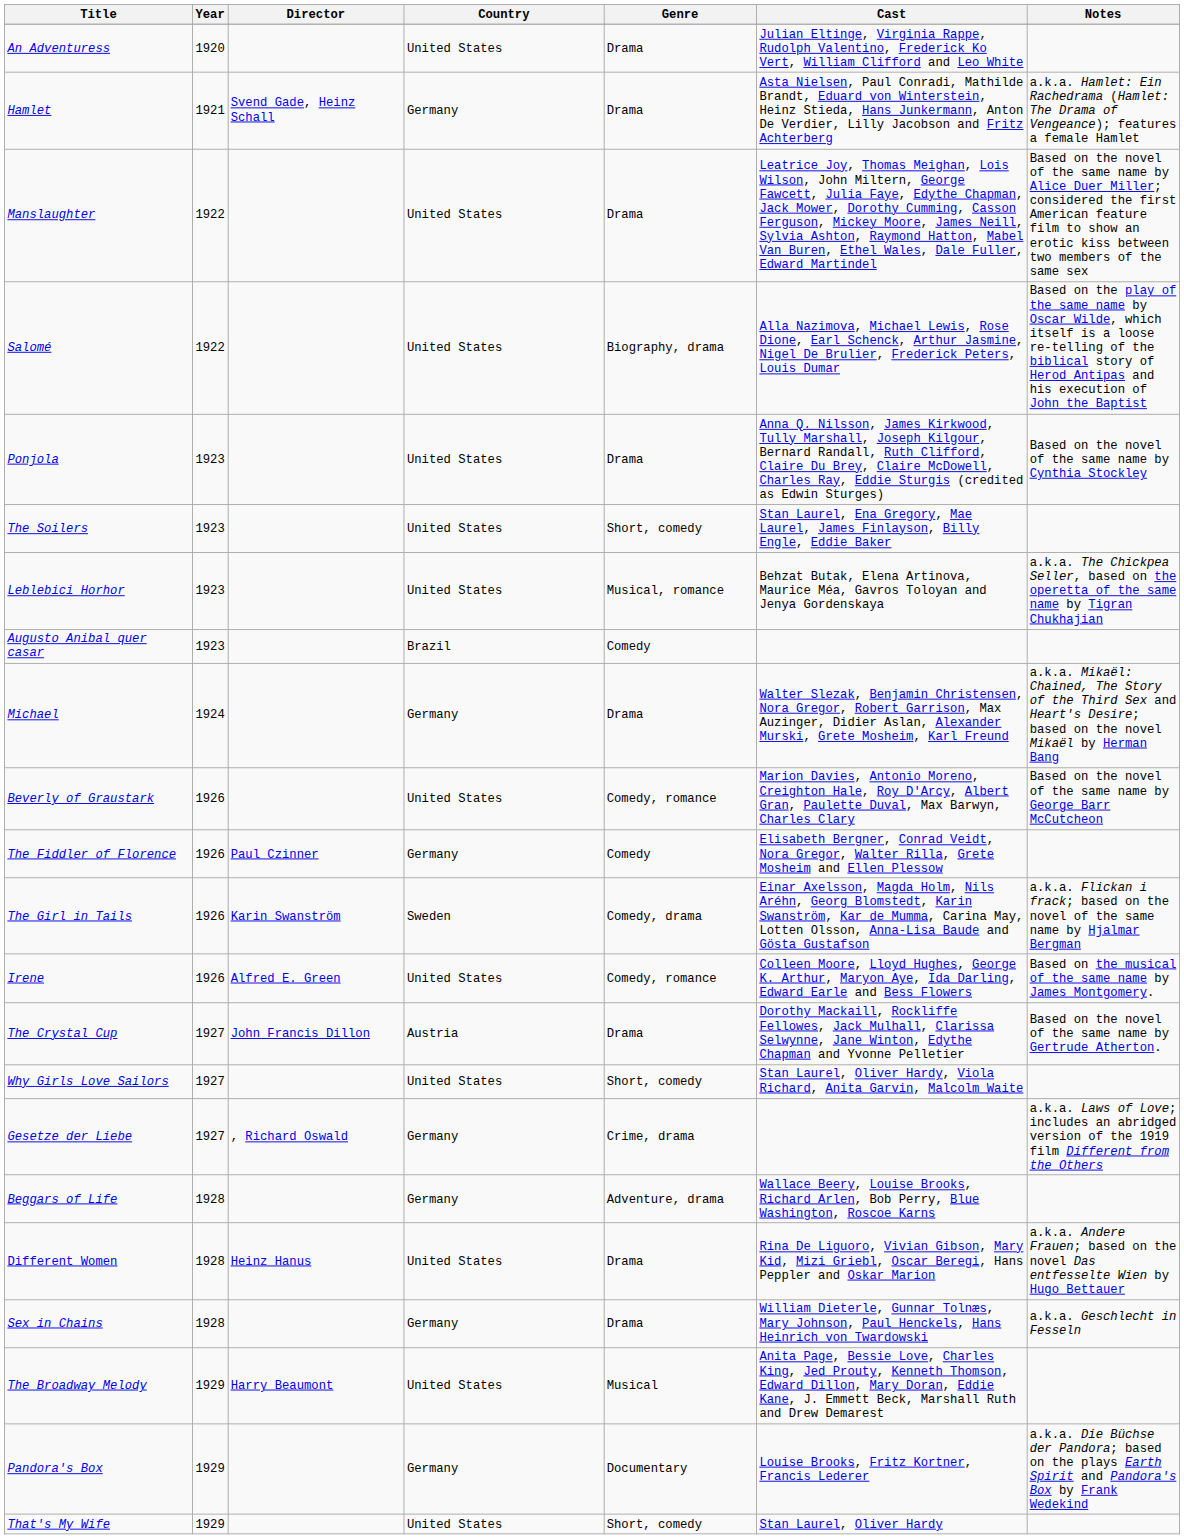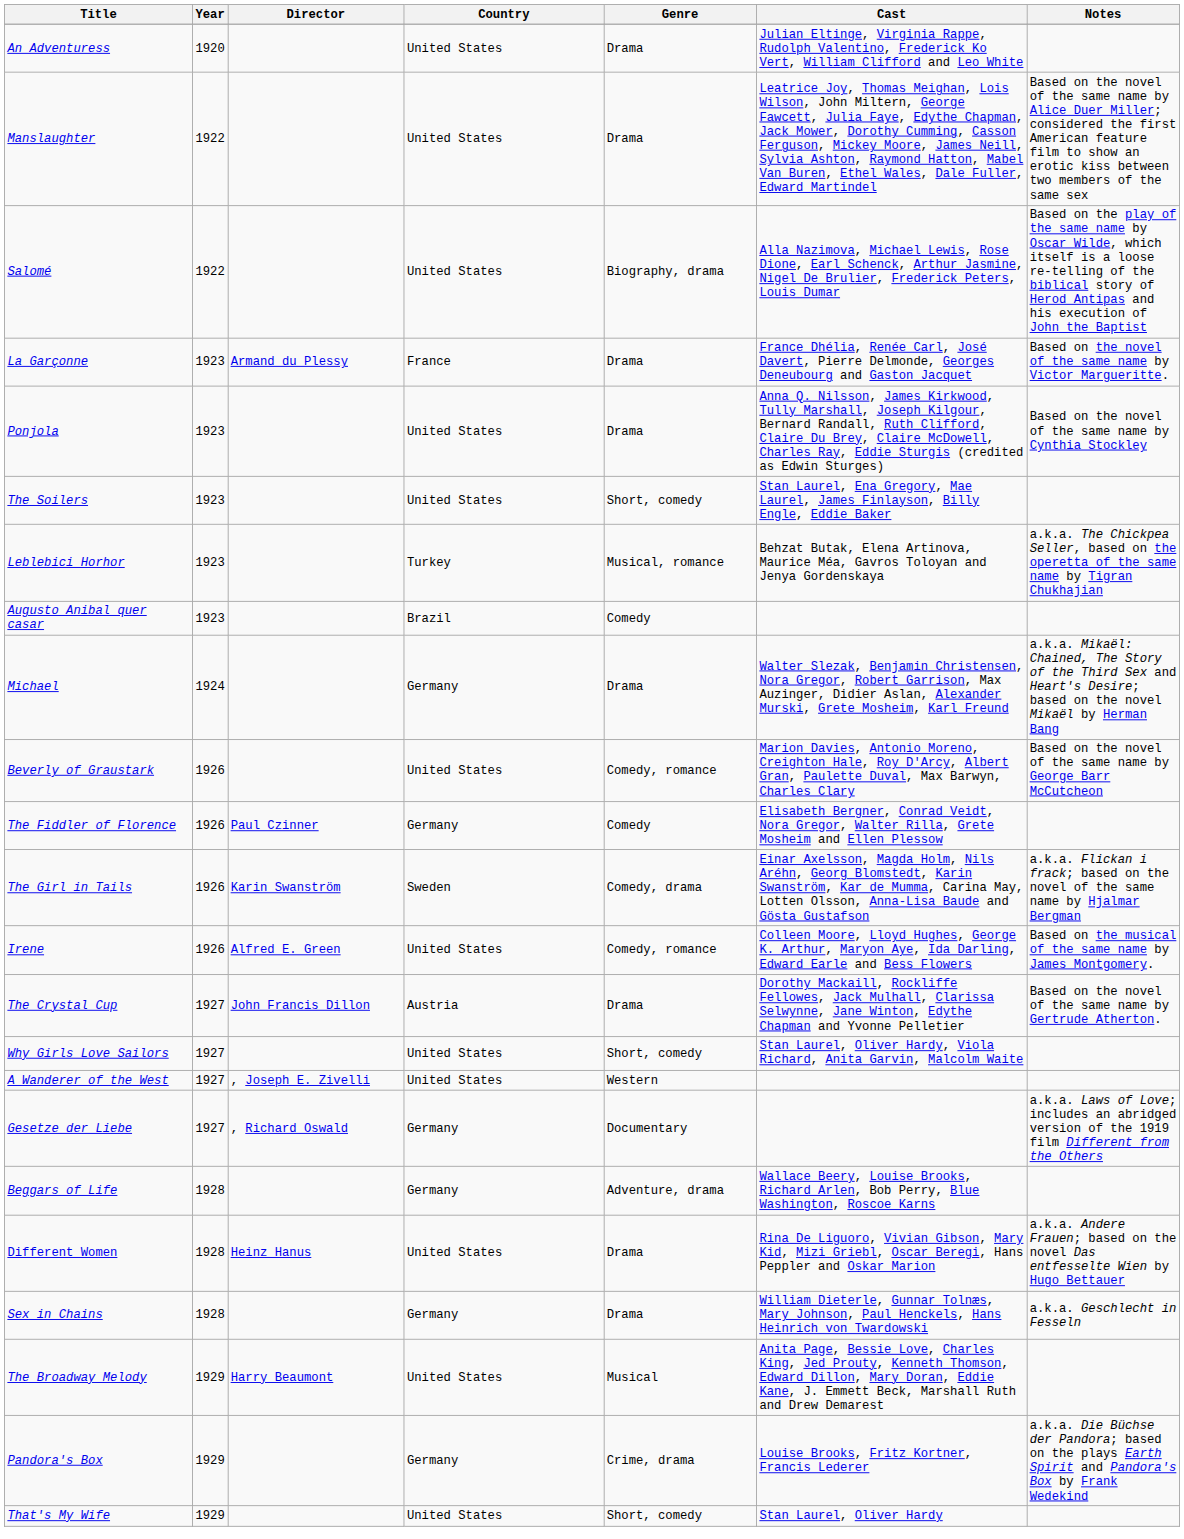- row: (29, 111)
+ row: (48, 362)
(455, 591) United States -> (429, 563) Turkey
+ row: (88, 1080)
(651, 1137) Crime, drama -> (647, 1129) Documentary
(647, 1469) Documentary -> (651, 1461) Crime, drama
